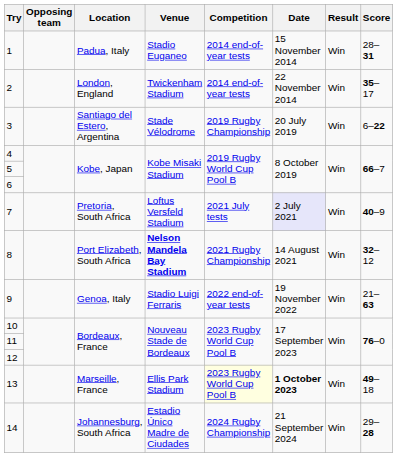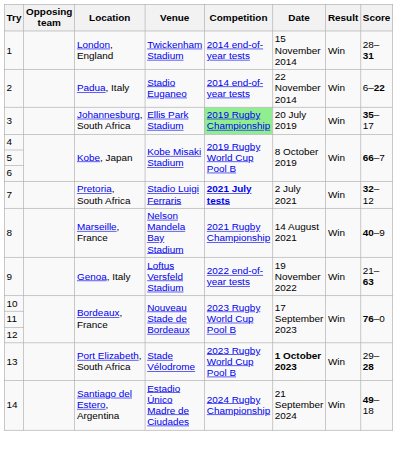(103, 50) Padua, Italy -> (95, 50) London, England
(167, 50) Stadio Euganeo -> (175, 50) Twickenham Stadium
(95, 88) London, England -> (103, 88) Padua, Italy
(175, 88) Twickenham Stadium -> (167, 88) Stadio Euganeo
(371, 88) 35–17 -> (374, 88) 6–22
(104, 126) Santiago del Estero, Argentina -> (110, 120) Johannesburg, South Africa
(171, 126) Stade Vélodrome -> (168, 120) Ellis Park Stadium
(239, 126) no background -> (239, 120) lightgreen background
(374, 126) 6–22 -> (371, 120) 35–17
(165, 211) Loftus Versfeld Stadium -> (173, 195) Stadio Luigi Ferraris
(228, 211) normal -> (229, 195) bold
(288, 211) lavender background -> (288, 195) no background
(374, 211) 40–9 -> (371, 195) 32–12
(109, 255) Port Elizabeth, South Africa -> (98, 233) Marseille, France
(167, 255) bold -> (166, 233) normal
(371, 255) 32–12 -> (374, 233) 40–9
(173, 299) Stadio Luigi Ferraris -> (165, 276) Loftus Versfeld Stadium
(98, 384) Marseille, France -> (109, 361) Port Elizabeth, South Africa
(168, 384) Ellis Park Stadium -> (171, 361) Stade Vélodrome
(234, 384) lightyellow background -> (234, 361) no background
(371, 384) 49–18 -> (371, 361) 29–28
(110, 427) Johannesburg, South Africa -> (104, 405) Santiago del Estero, Argentina
(371, 427) 29–28 -> (371, 405) 49–18
